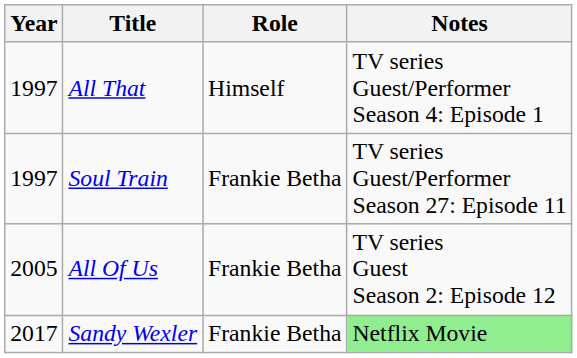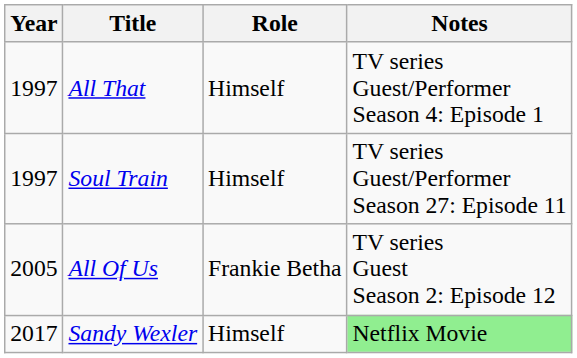(275, 178) Frankie Betha -> (246, 178) Himself
(275, 333) Frankie Betha -> (246, 333) Himself
